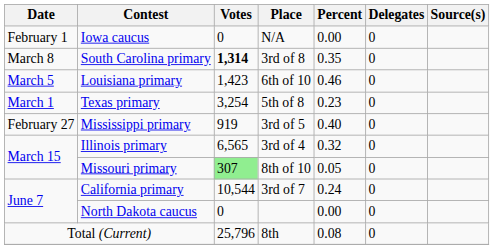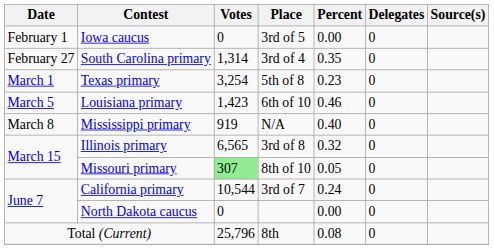(273, 37) N/A -> (283, 37) 3rd of 5
(31, 59) March 8 -> (41, 59) February 27
(233, 59) bold -> (233, 59) normal
(283, 59) 3rd of 8 -> (283, 59) 3rd of 4
rows swapped: (120, 102) <-> (131, 80)
(41, 124) February 27 -> (31, 124) March 8
(283, 124) 3rd of 5 -> (273, 124) N/A
(283, 146) 3rd of 4 -> (283, 146) 3rd of 8
